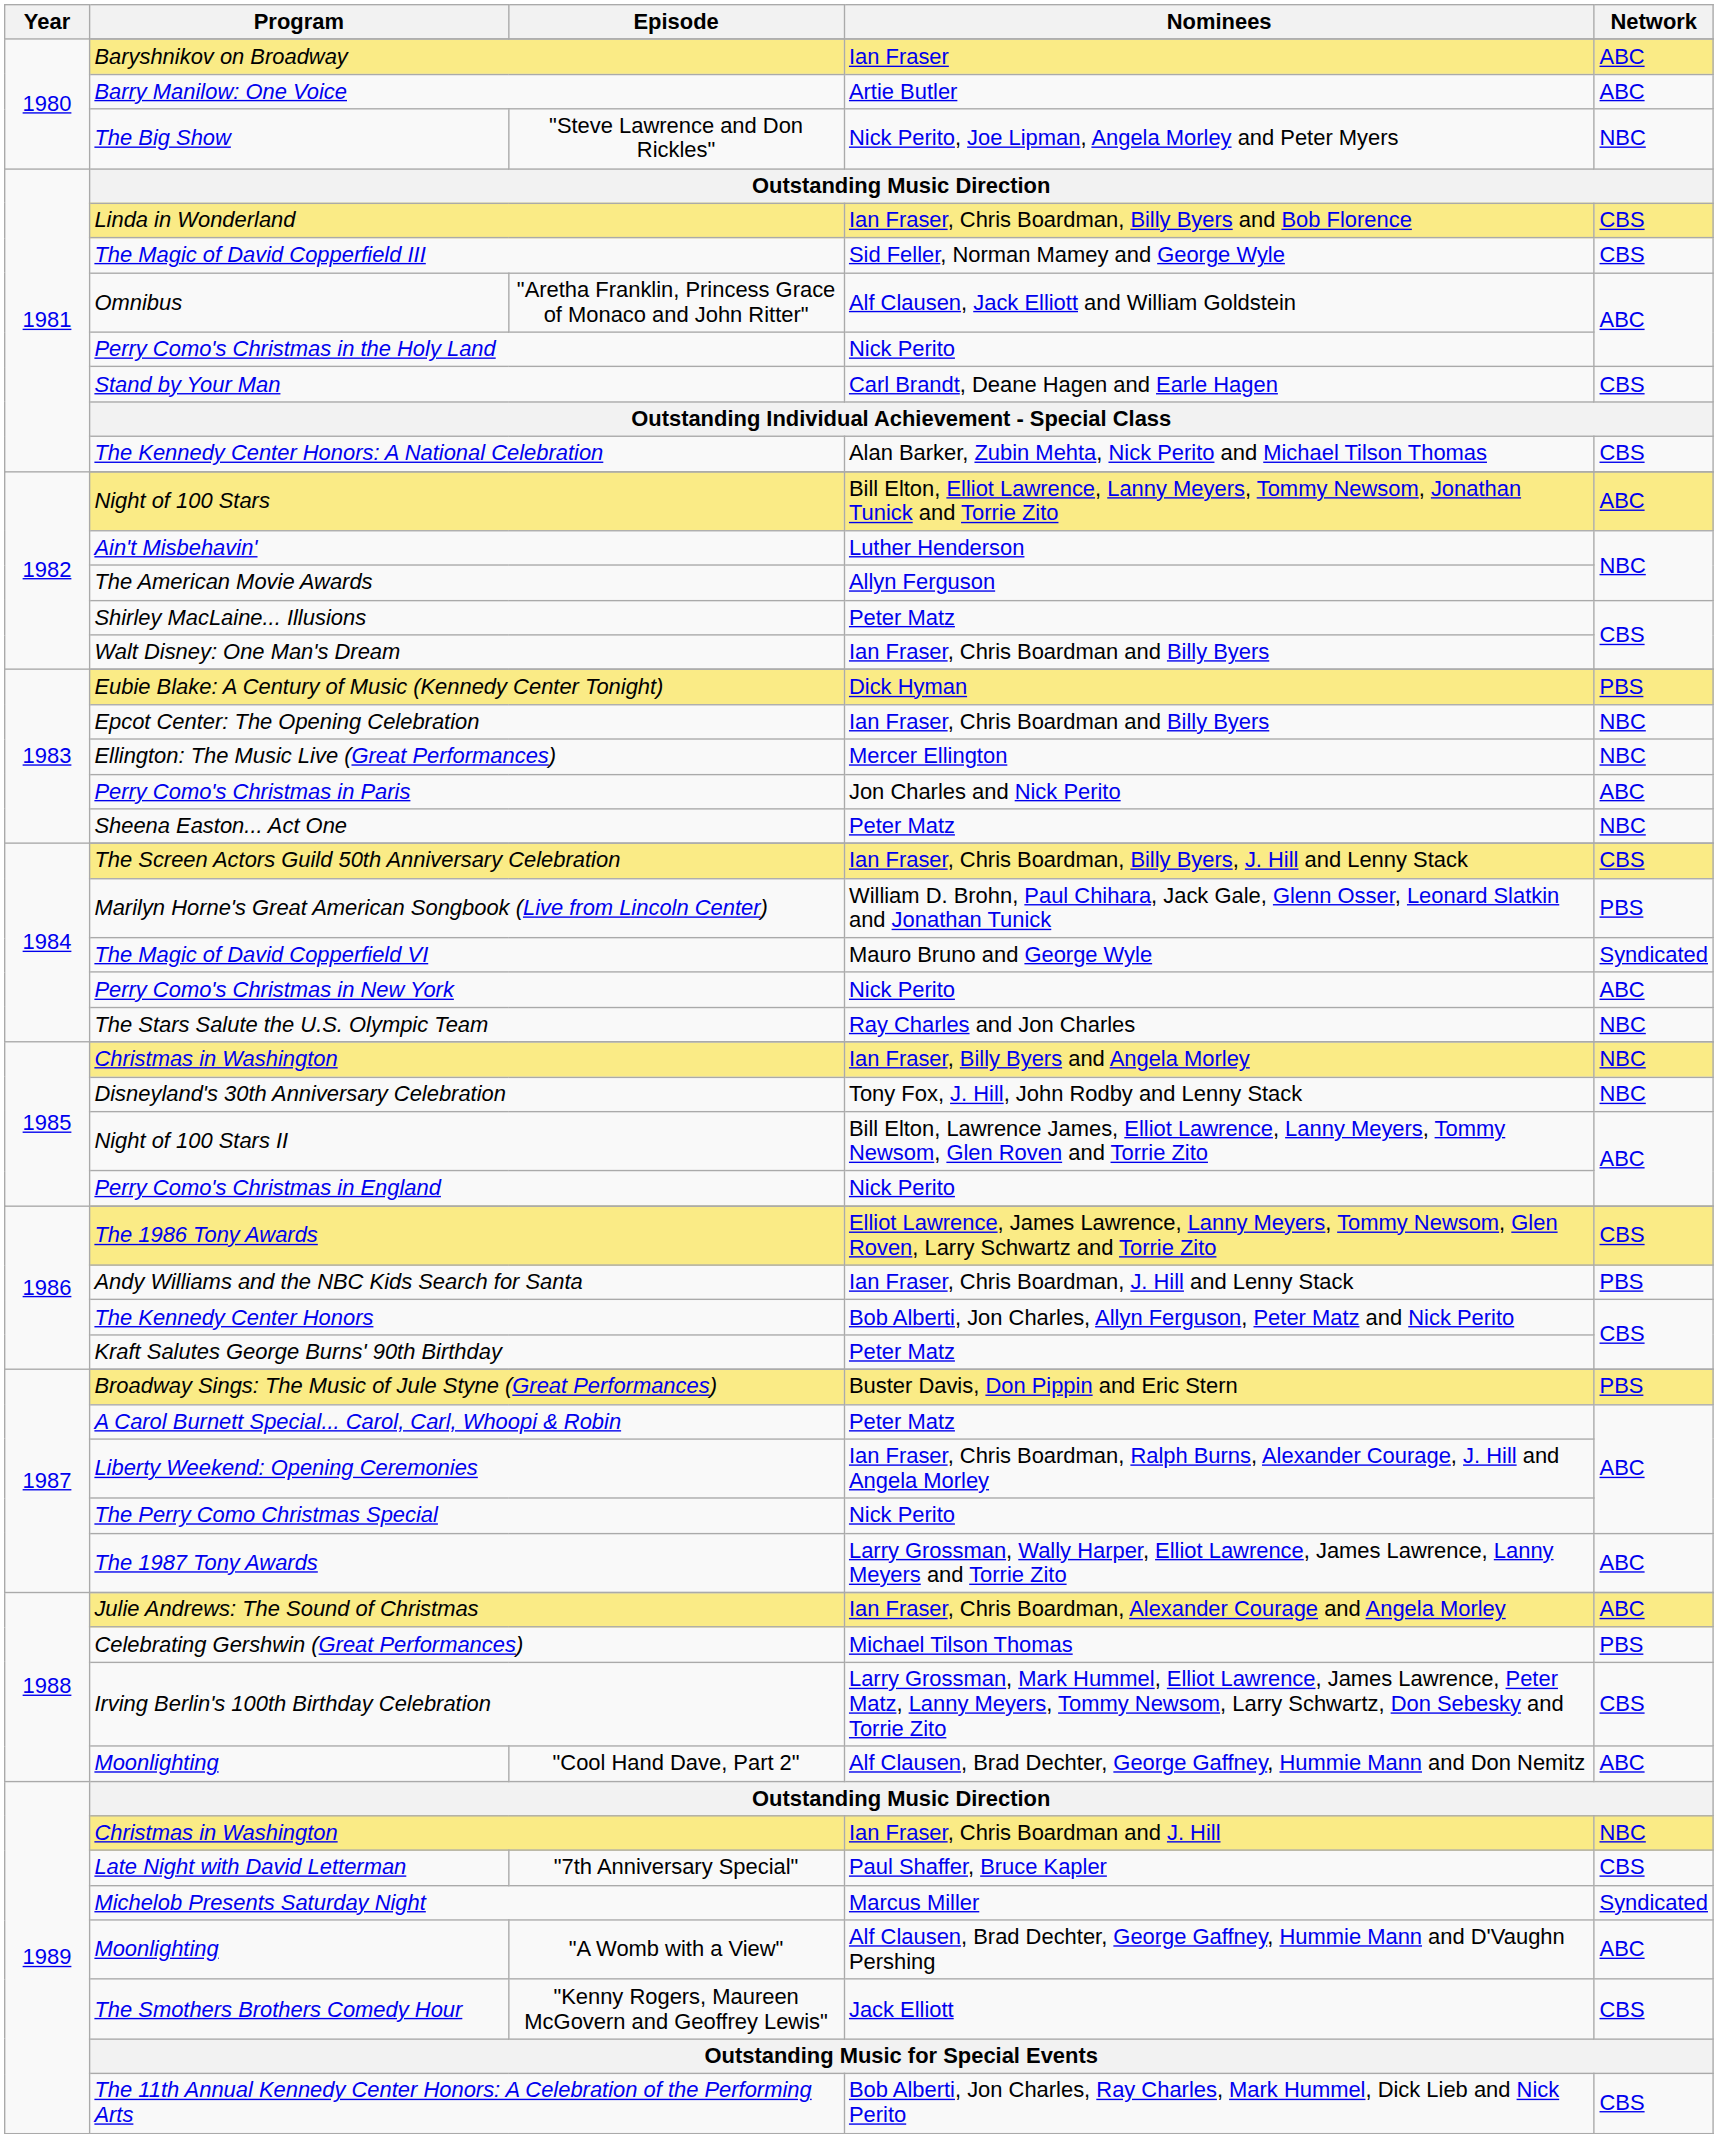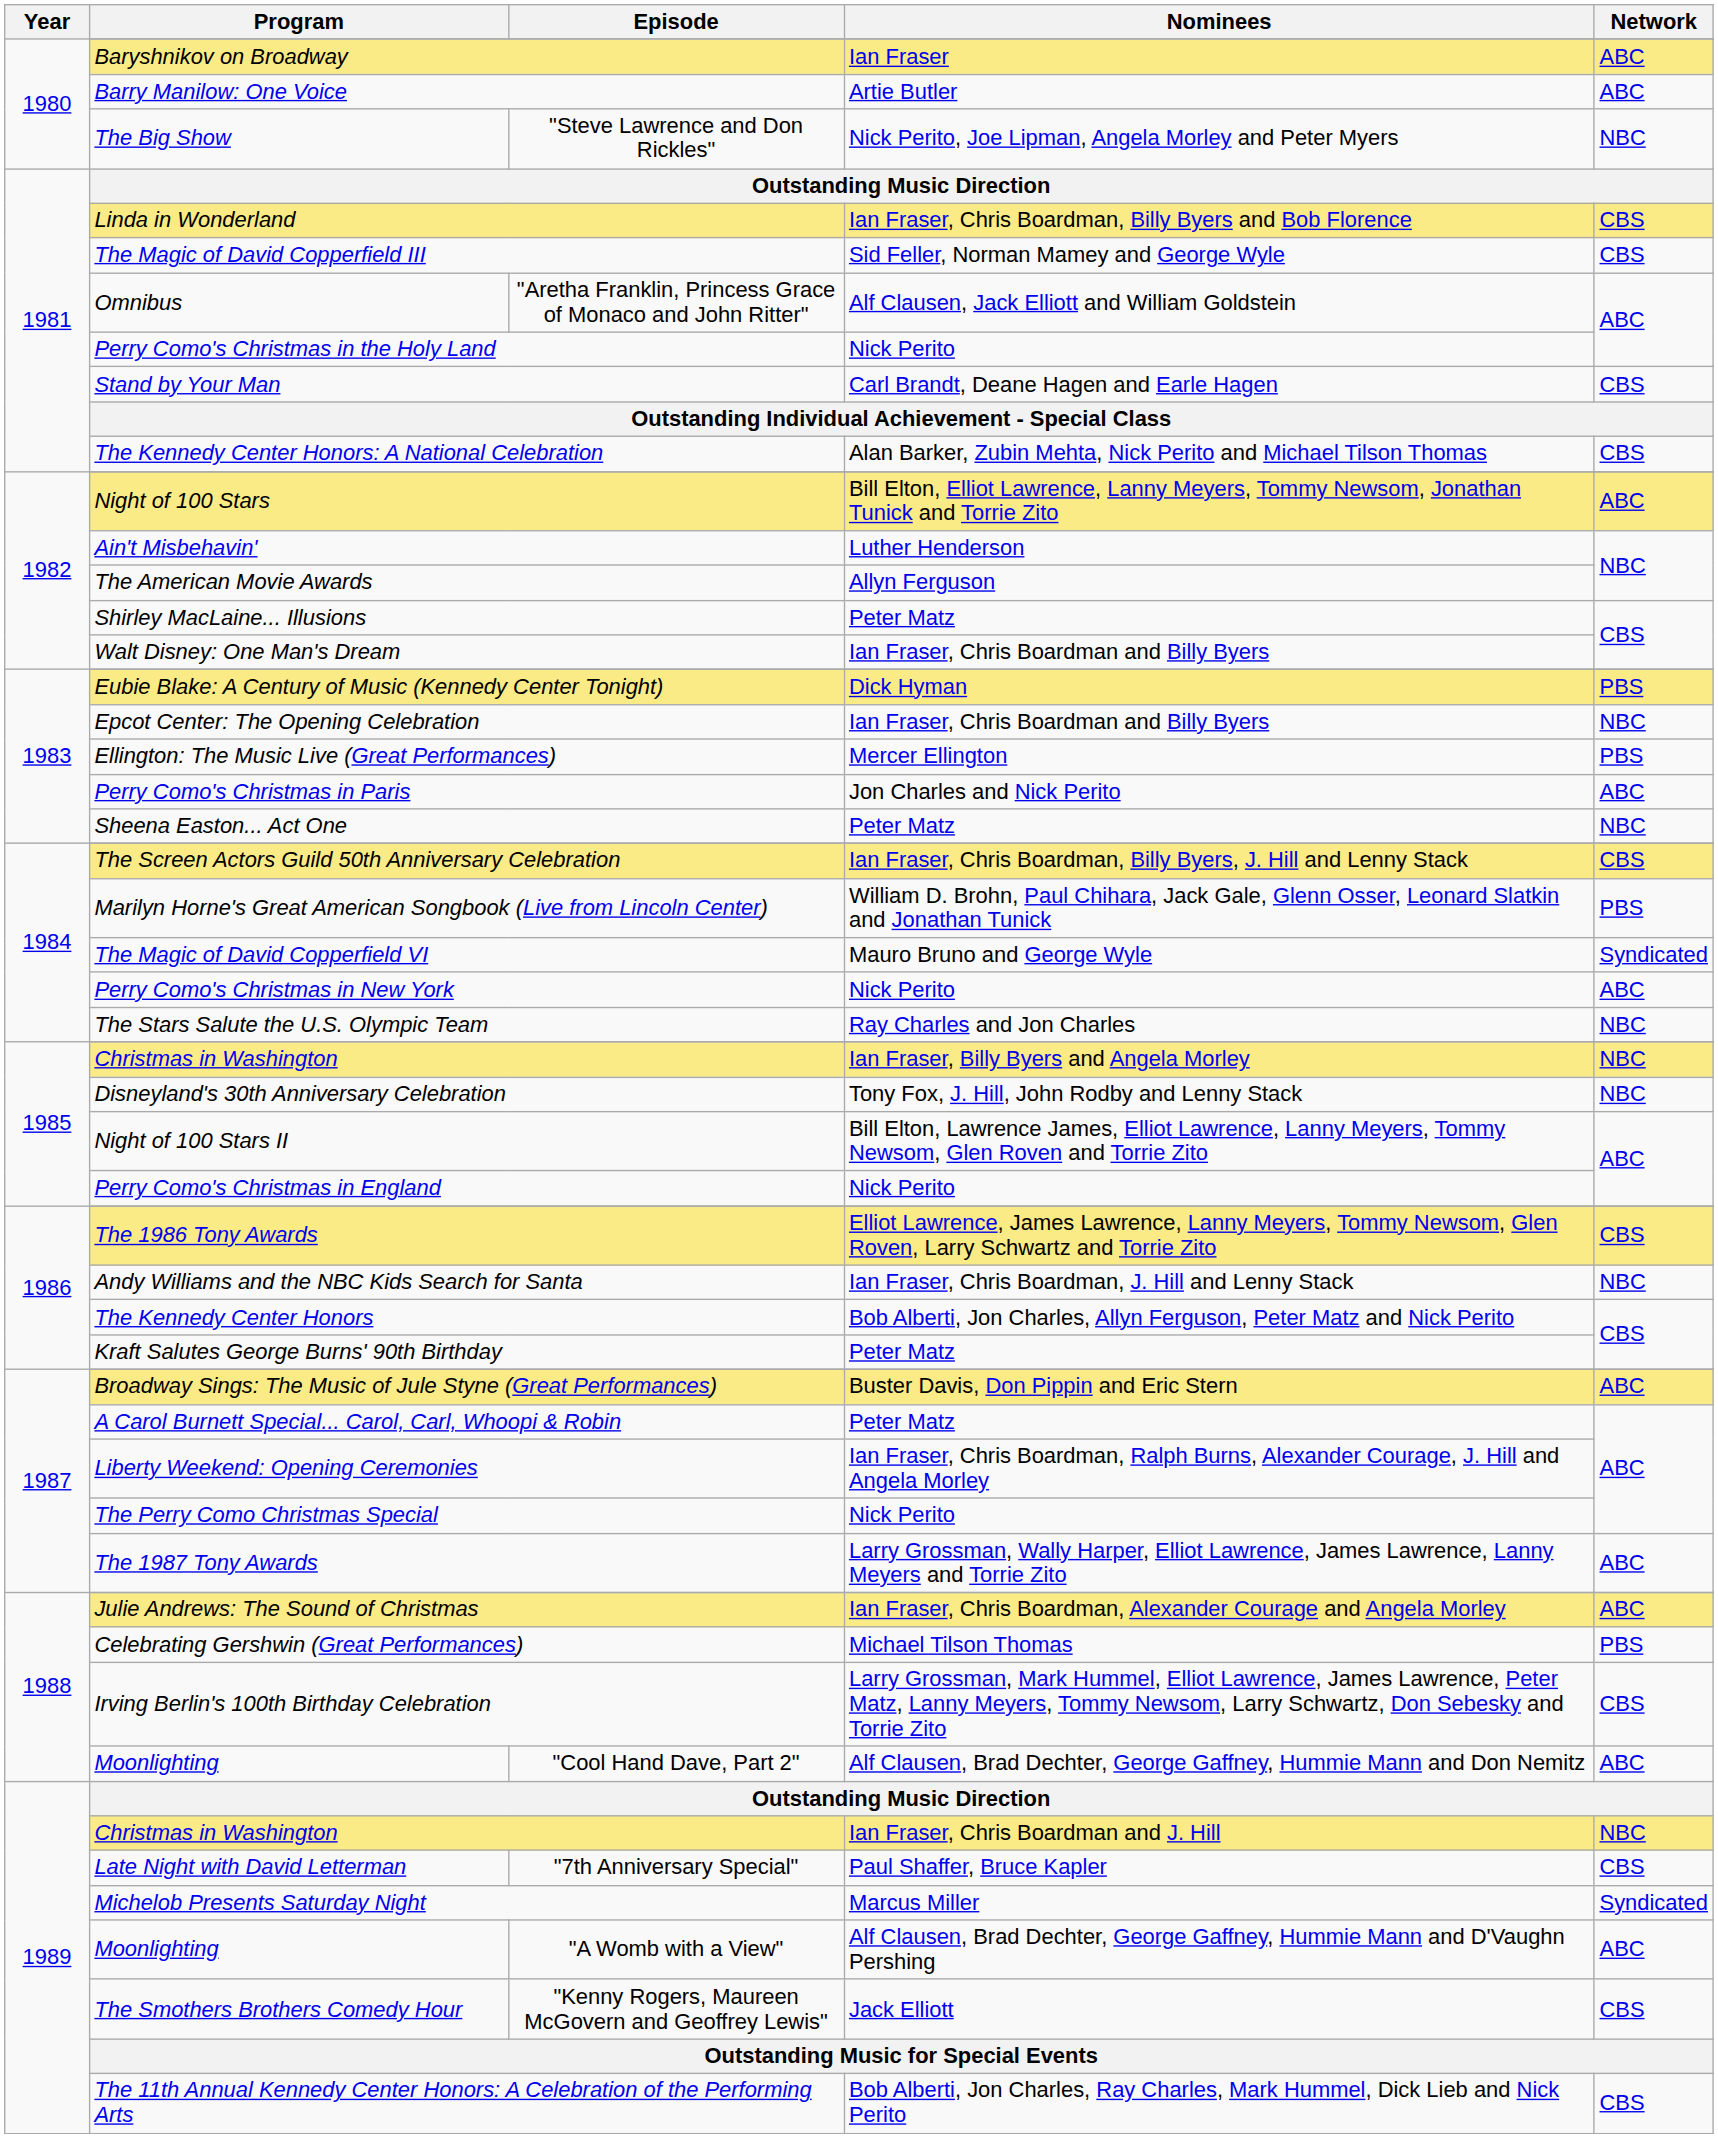(1623, 756) NBC -> (1621, 756) PBS
(1621, 1282) PBS -> (1623, 1282) NBC
(1621, 1386) PBS -> (1622, 1386) ABC
